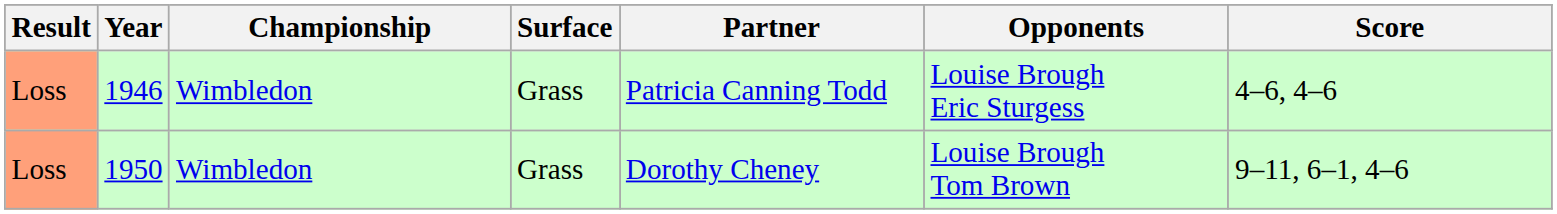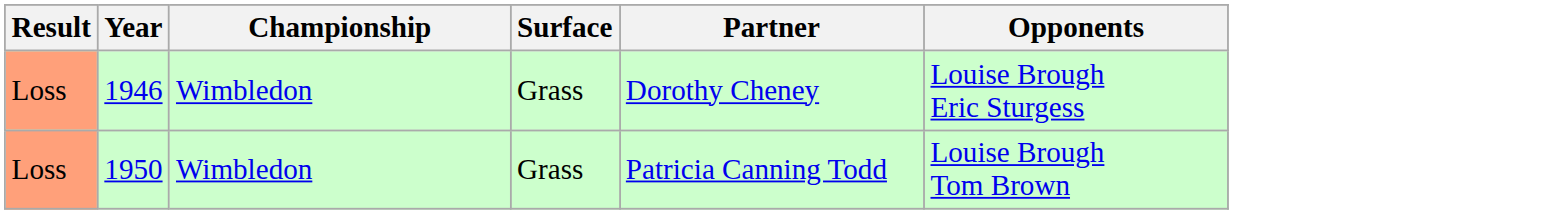- column: (1390, 27)
(756, 90) Patricia Canning Todd -> (723, 90) Dorothy Cheney
(723, 169) Dorothy Cheney -> (756, 169) Patricia Canning Todd
